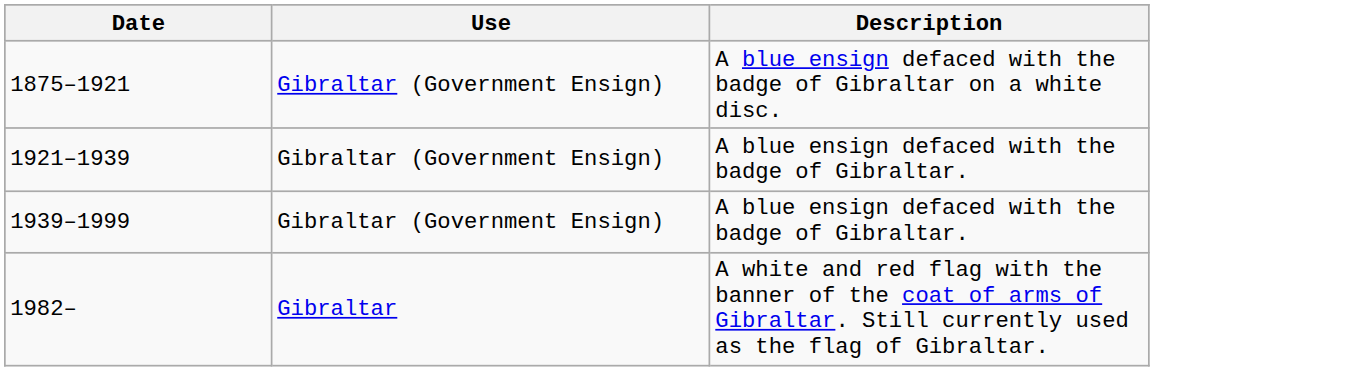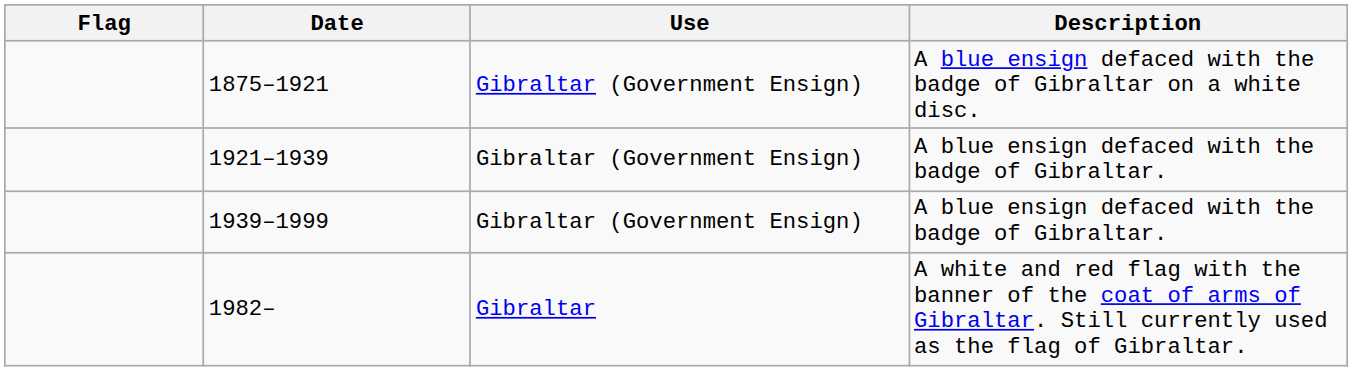+ column: (104, 23)
